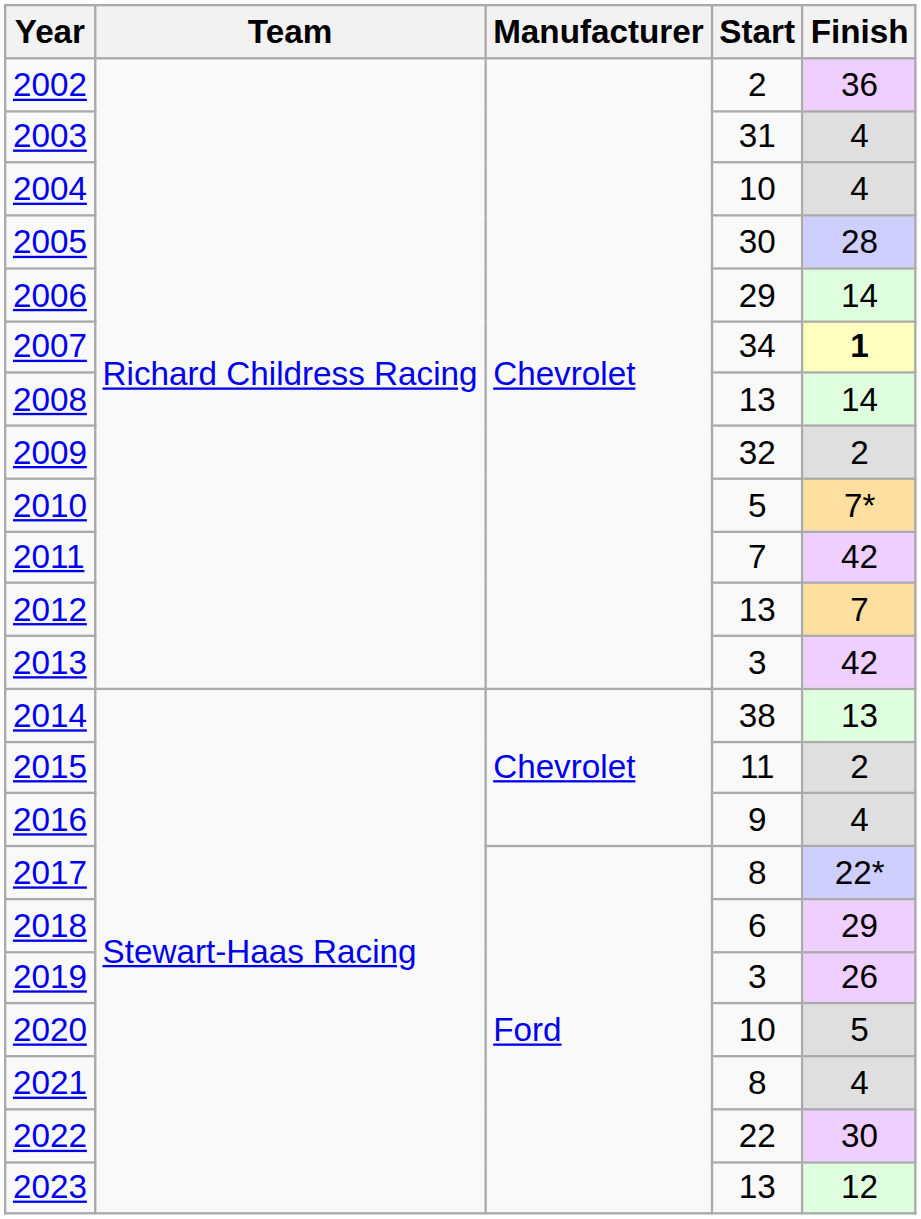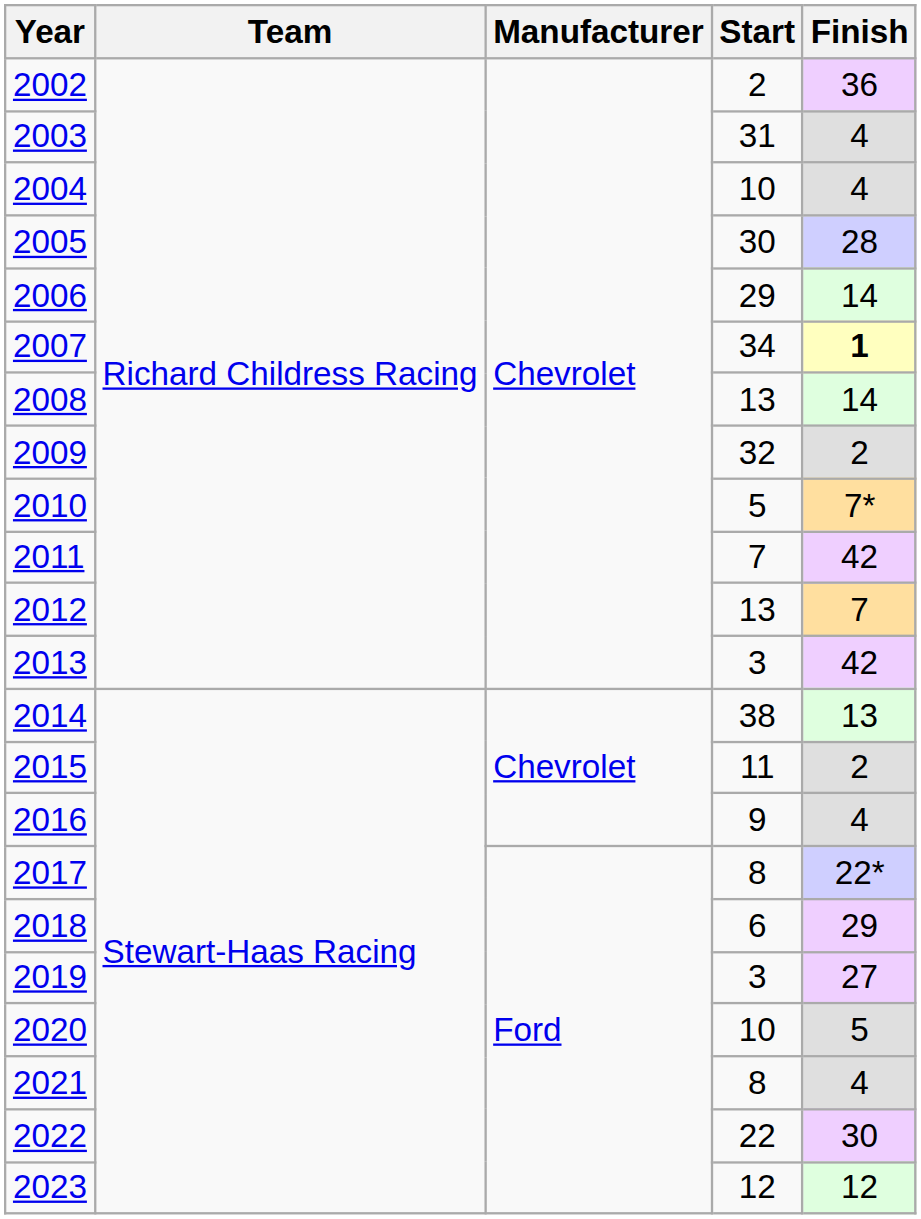(860, 978) 26 -> (860, 978) 27
(757, 1188) 13 -> (757, 1188) 12
